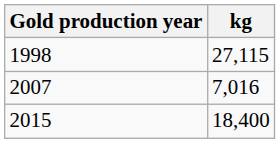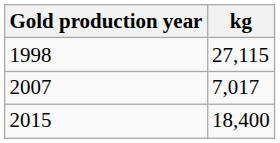(236, 87) 7,016 -> (236, 87) 7,017
